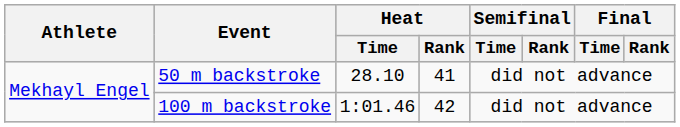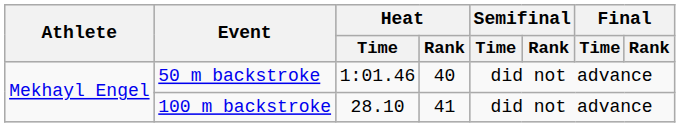(378, 77) 28.10 -> (378, 77) 1:01.46
(444, 77) 41 -> (444, 77) 40
(378, 107) 1:01.46 -> (378, 107) 28.10
(444, 107) 42 -> (444, 107) 41
